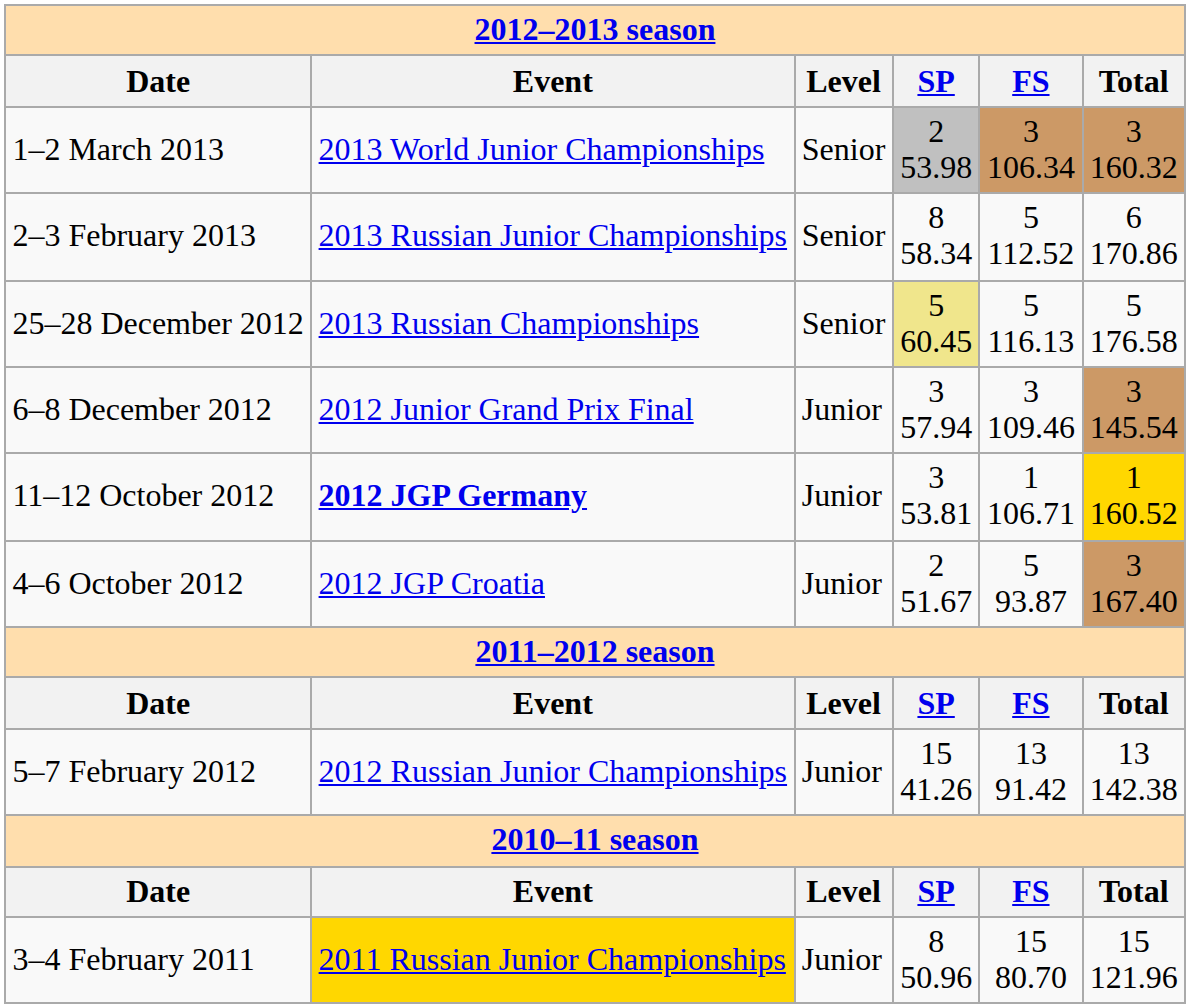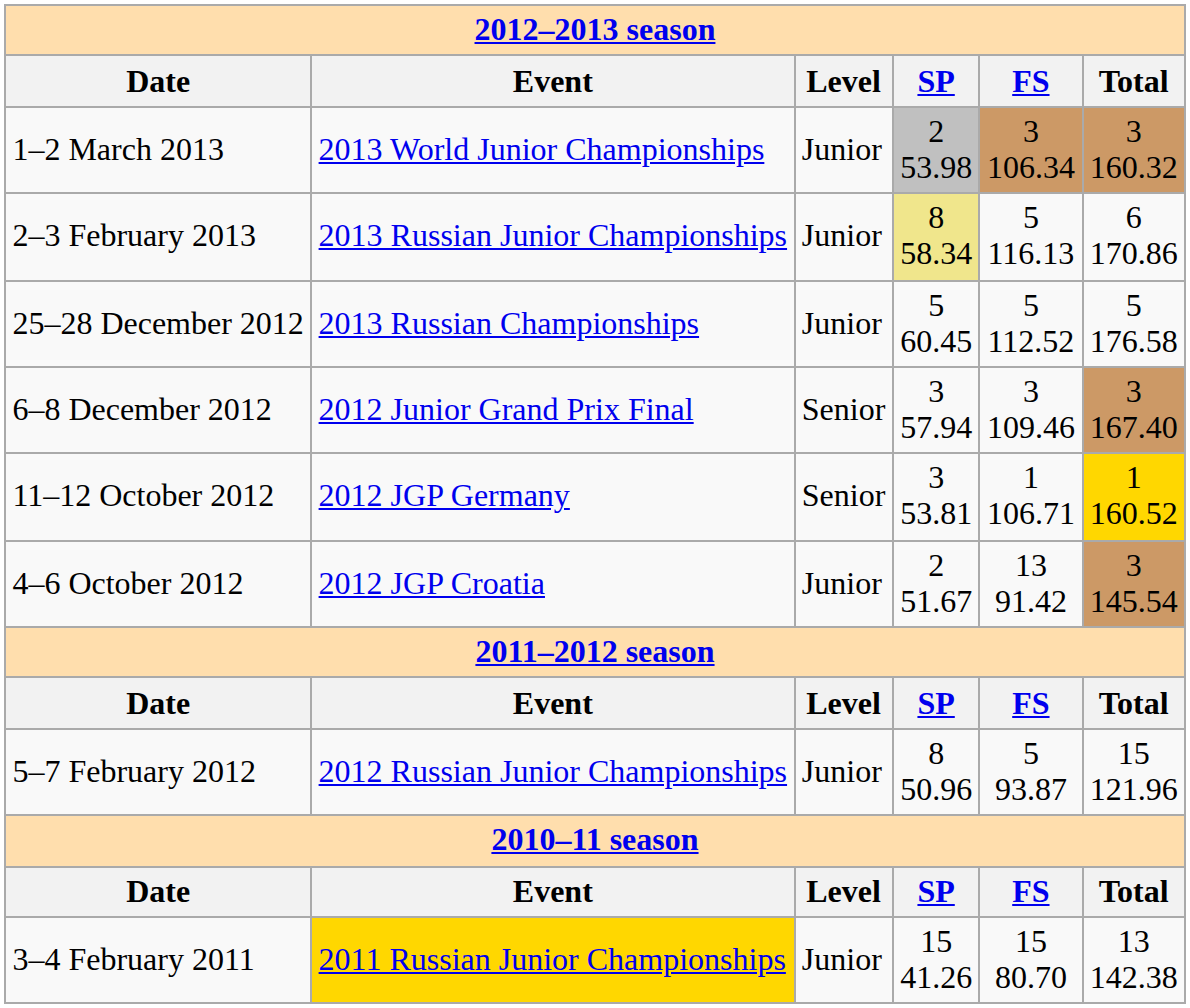(844, 149) Senior -> (842, 149) Junior
(844, 236) Senior -> (842, 236) Junior
(936, 236) no background -> (936, 236) khaki background
(1031, 236) 5 112.52 -> (1031, 236) 5 116.13
(844, 322) Senior -> (842, 322) Junior
(936, 322) khaki background -> (936, 322) no background
(1031, 322) 5 116.13 -> (1031, 322) 5 112.52
(842, 409) Junior -> (844, 409) Senior
(1134, 409) 3 145.54 -> (1134, 409) 3 167.40
(453, 496) bold -> (444, 496) normal
(842, 496) Junior -> (844, 496) Senior
(1031, 583) 5 93.87 -> (1031, 583) 13 91.42
(1134, 583) 3 167.40 -> (1134, 583) 3 145.54
(936, 771) 15 41.26 -> (936, 771) 8 50.96
(1031, 771) 13 91.42 -> (1031, 771) 5 93.87
(1134, 771) 13 142.38 -> (1134, 771) 15 121.96
(936, 959) 8 50.96 -> (936, 959) 15 41.26
(1134, 959) 15 121.96 -> (1134, 959) 13 142.38
